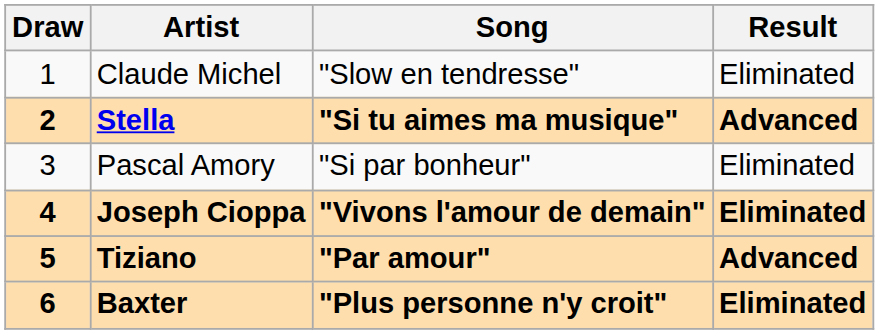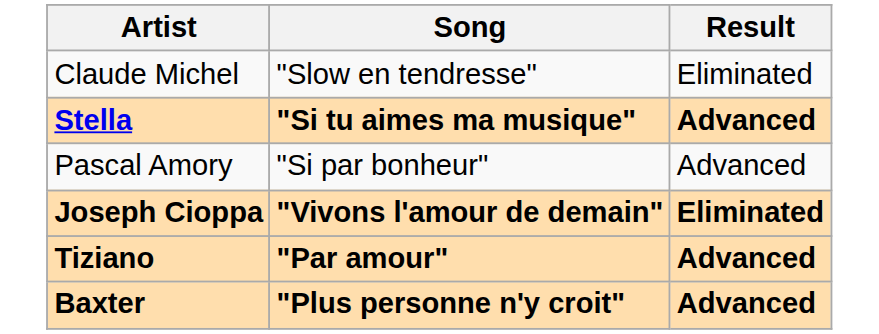- column: (48, 27)
(787, 166) Eliminated -> (742, 166) Advanced
(793, 304) Eliminated -> (746, 304) Advanced
